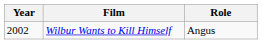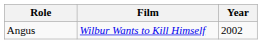columns swapped: (24, 13) <-> (221, 13)
